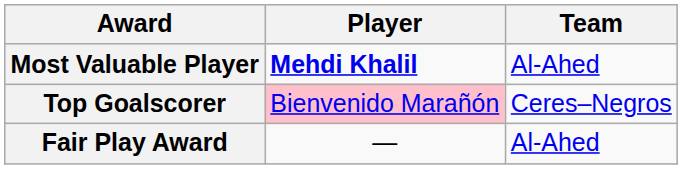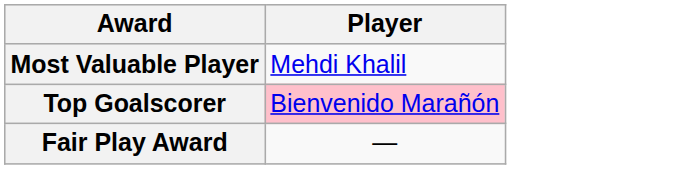- column: (591, 24)
(344, 63) bold -> (338, 63) normal
